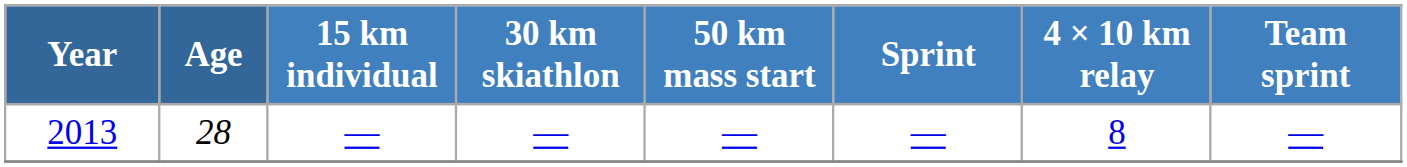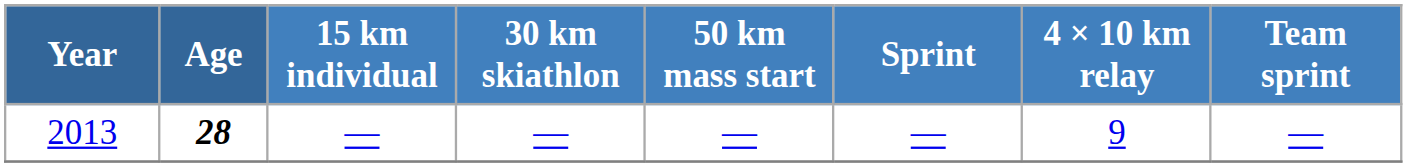(214, 132) normal -> (214, 132) bold
(1117, 132) 8 -> (1117, 132) 9
